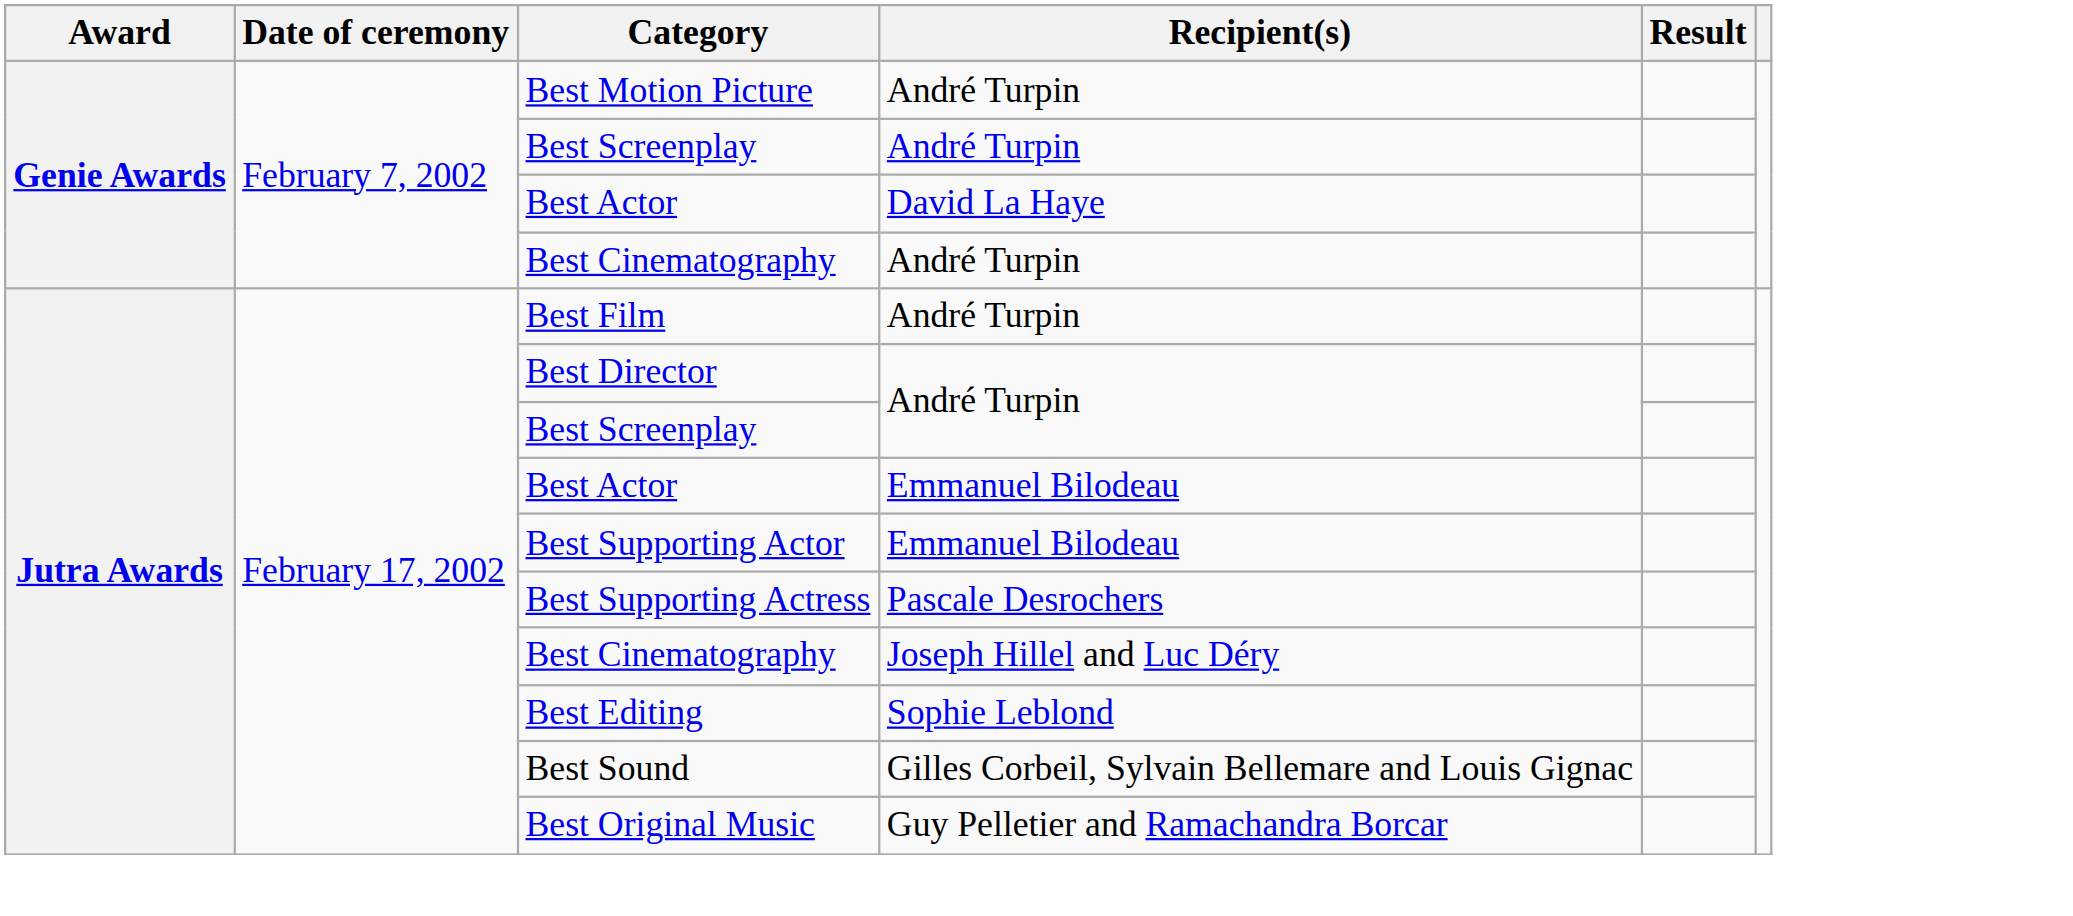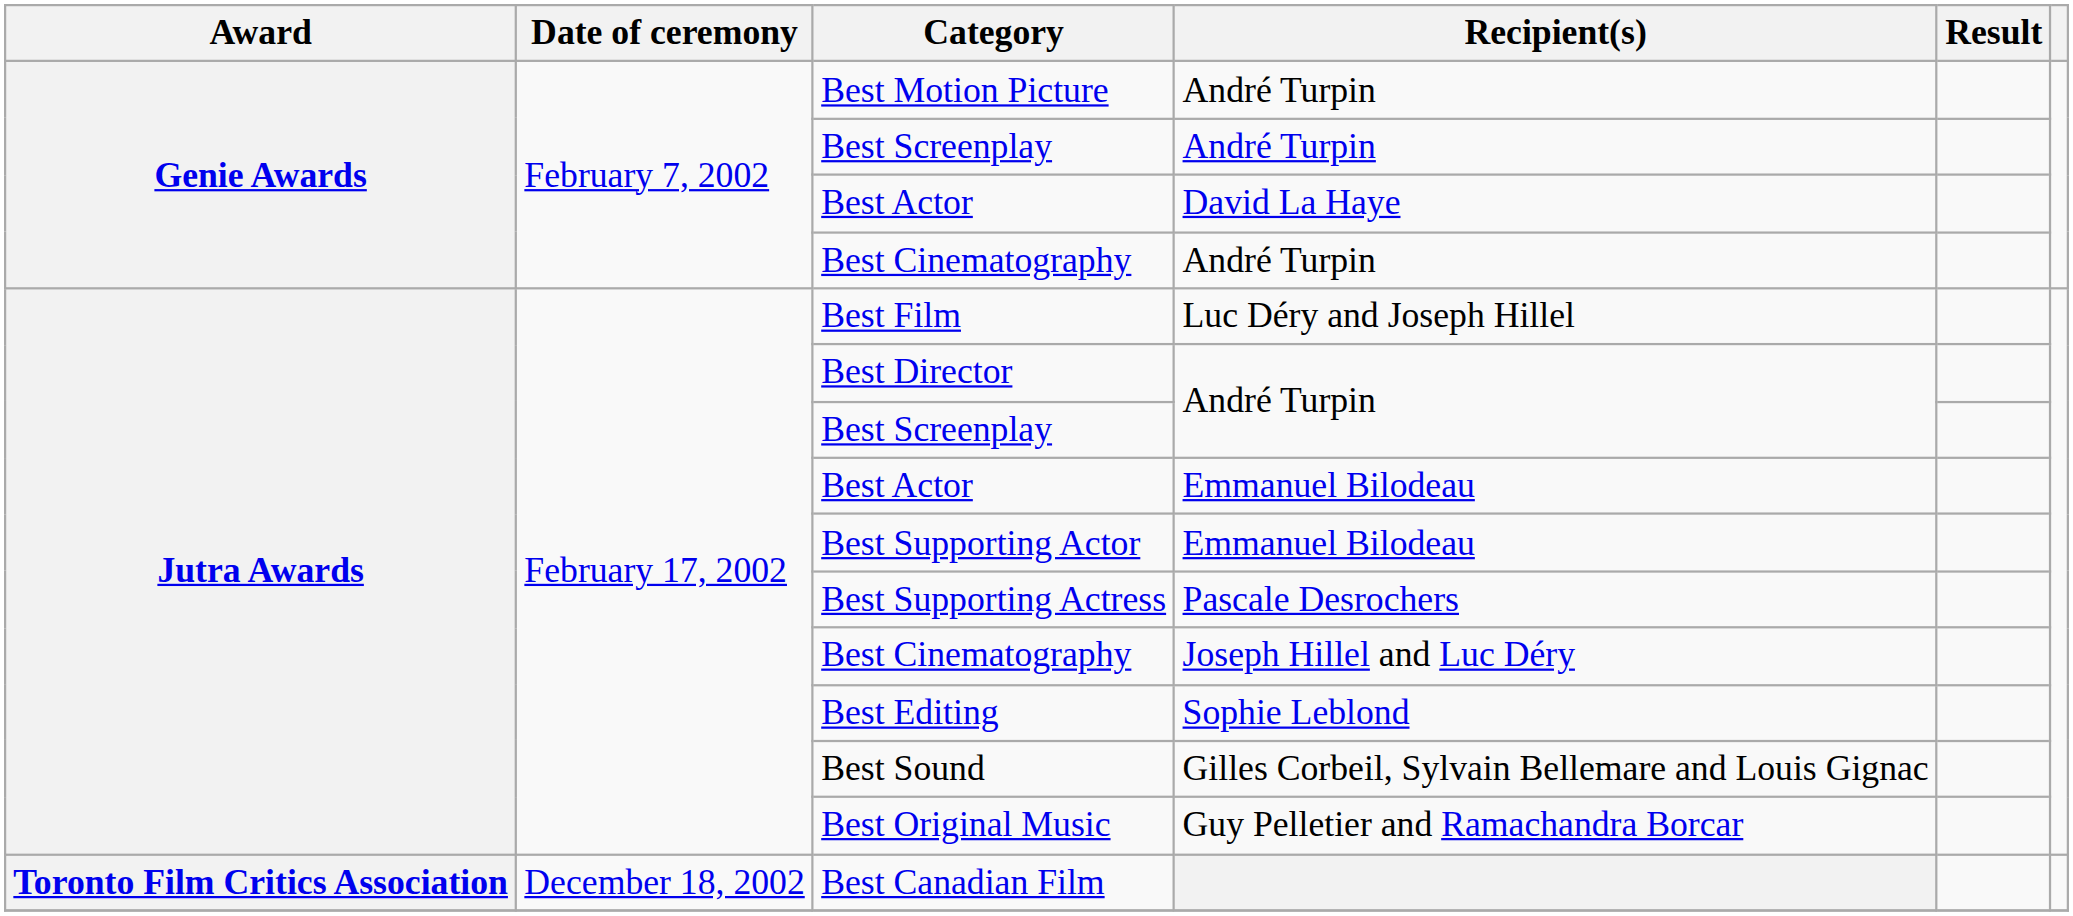(984, 315) André Turpin -> (1379, 315) Luc Déry and Joseph Hillel
+ row: (261, 881)
